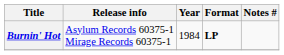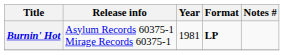(189, 35) 1984 -> (189, 35) 1981
